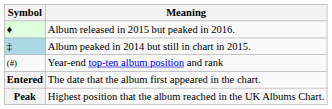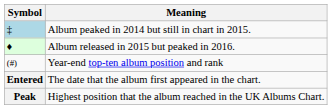rows swapped: (149, 46) <-> (141, 29)
